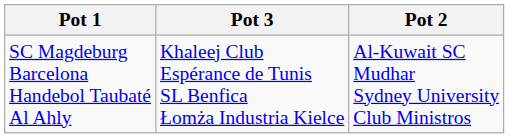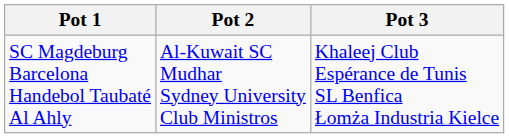columns swapped: (426, 19) <-> (252, 19)
